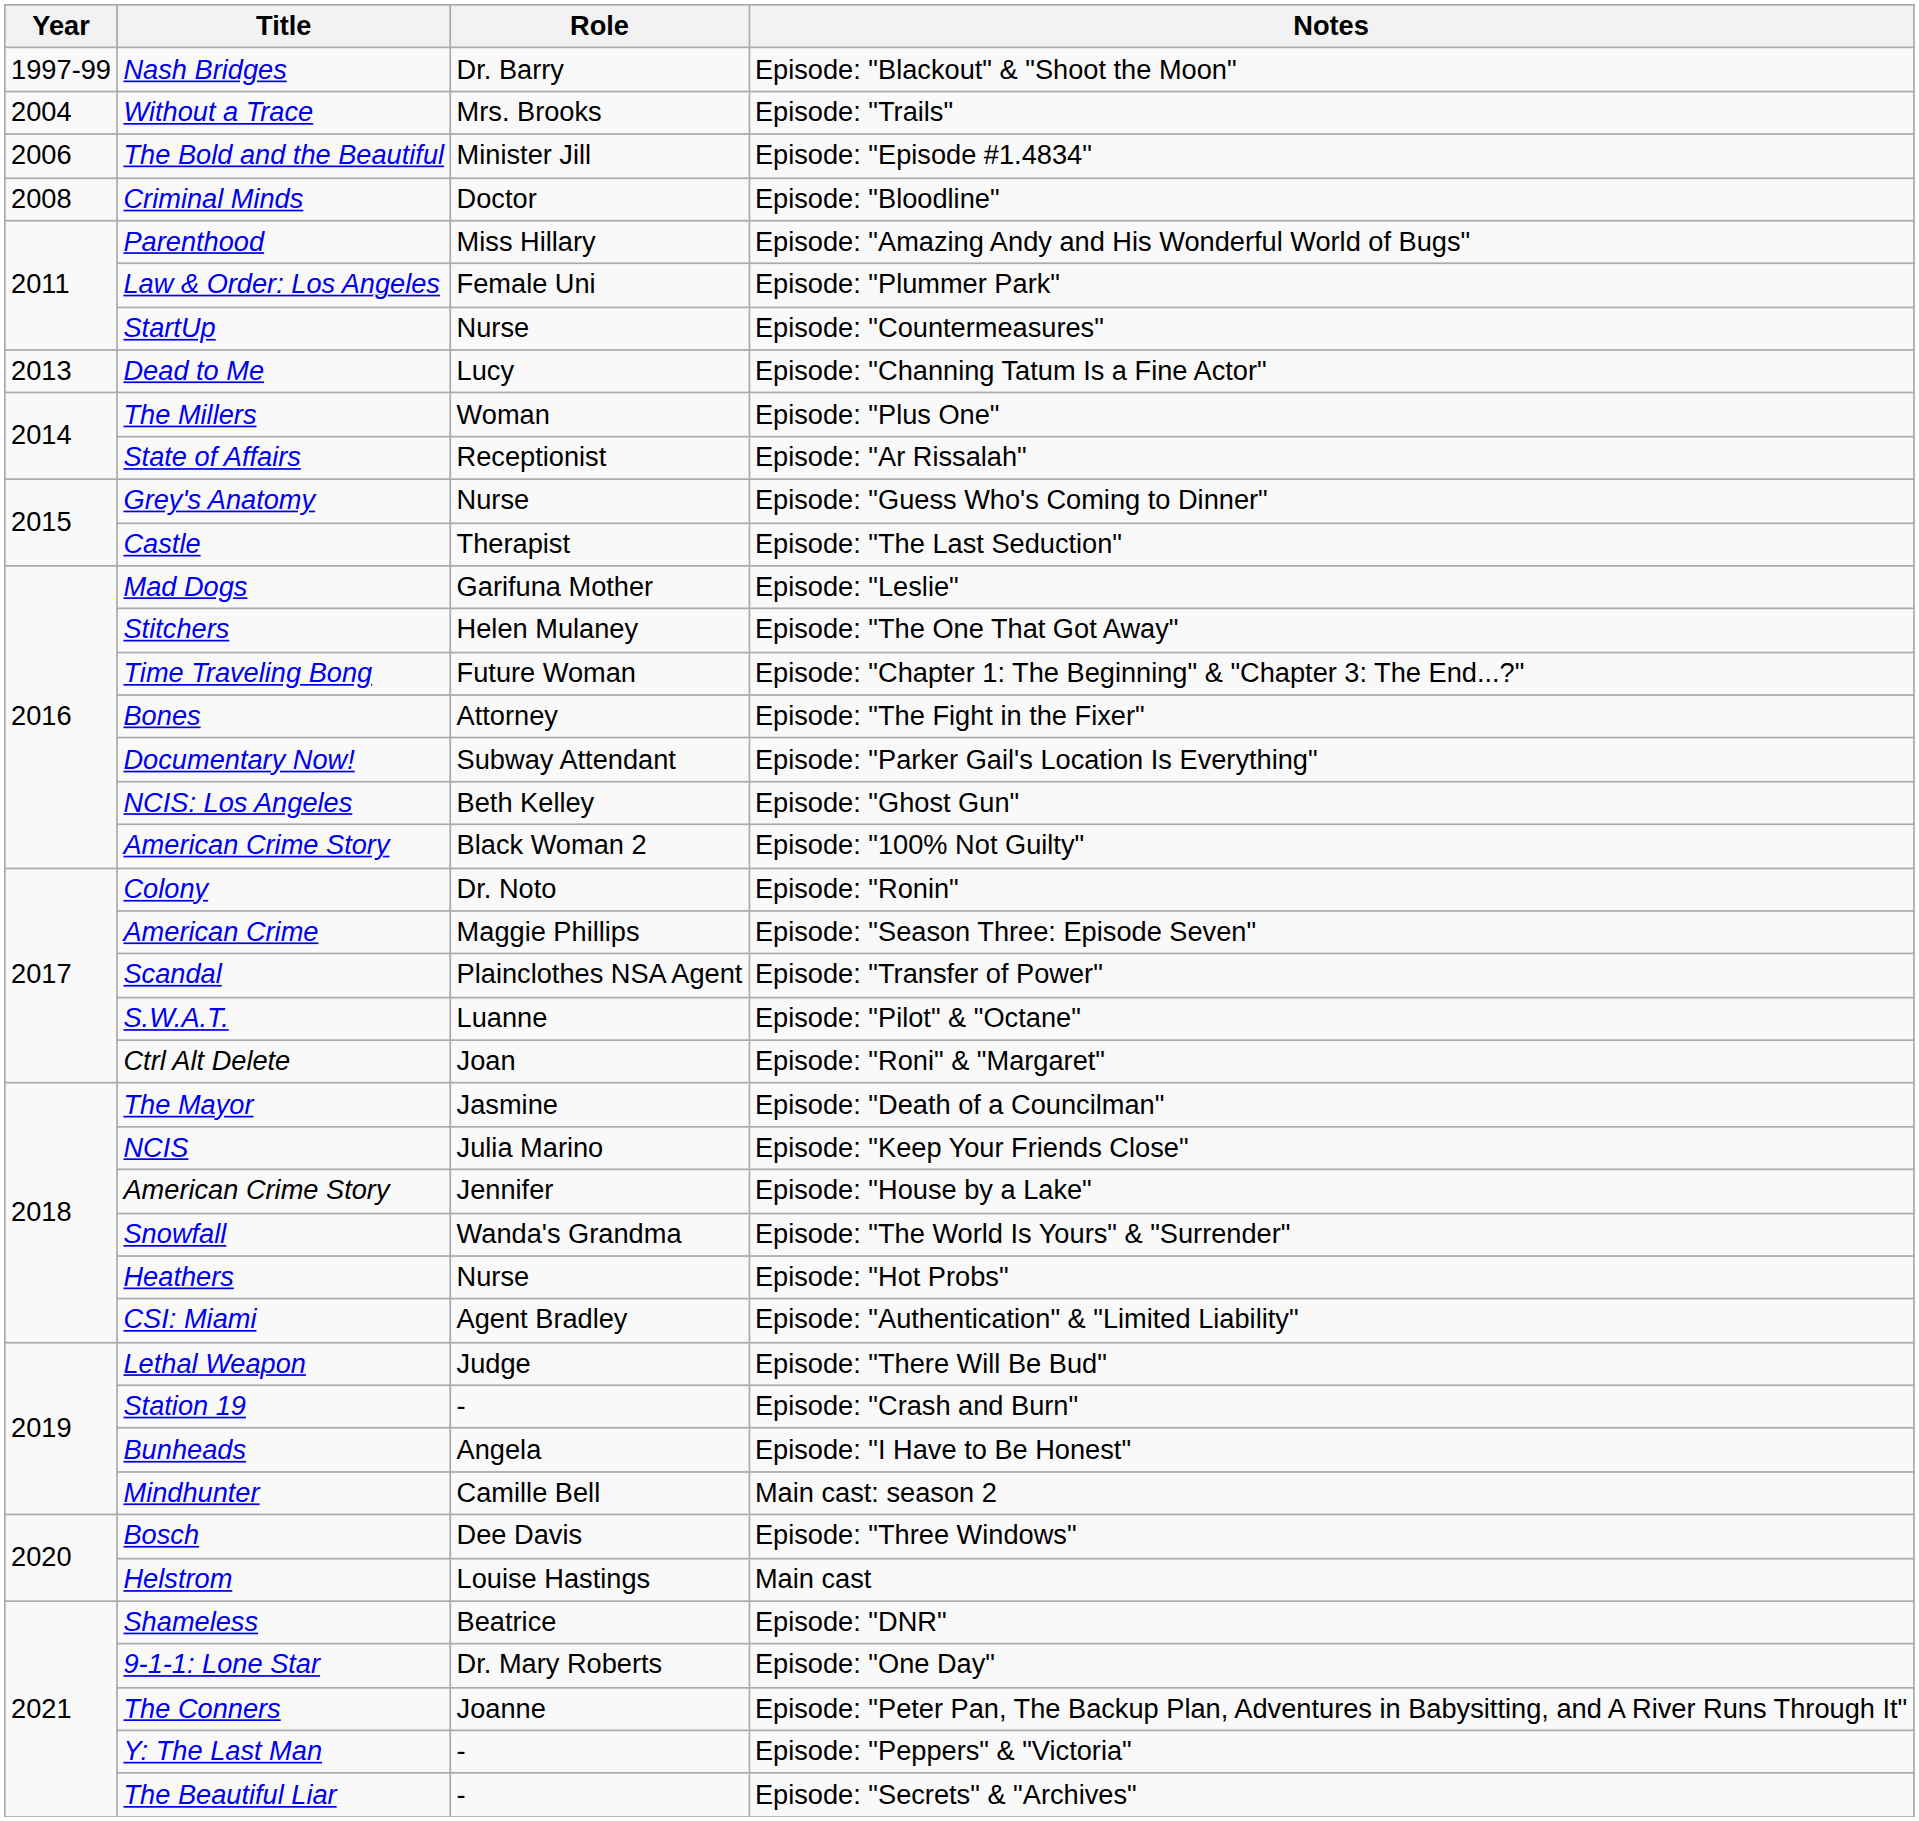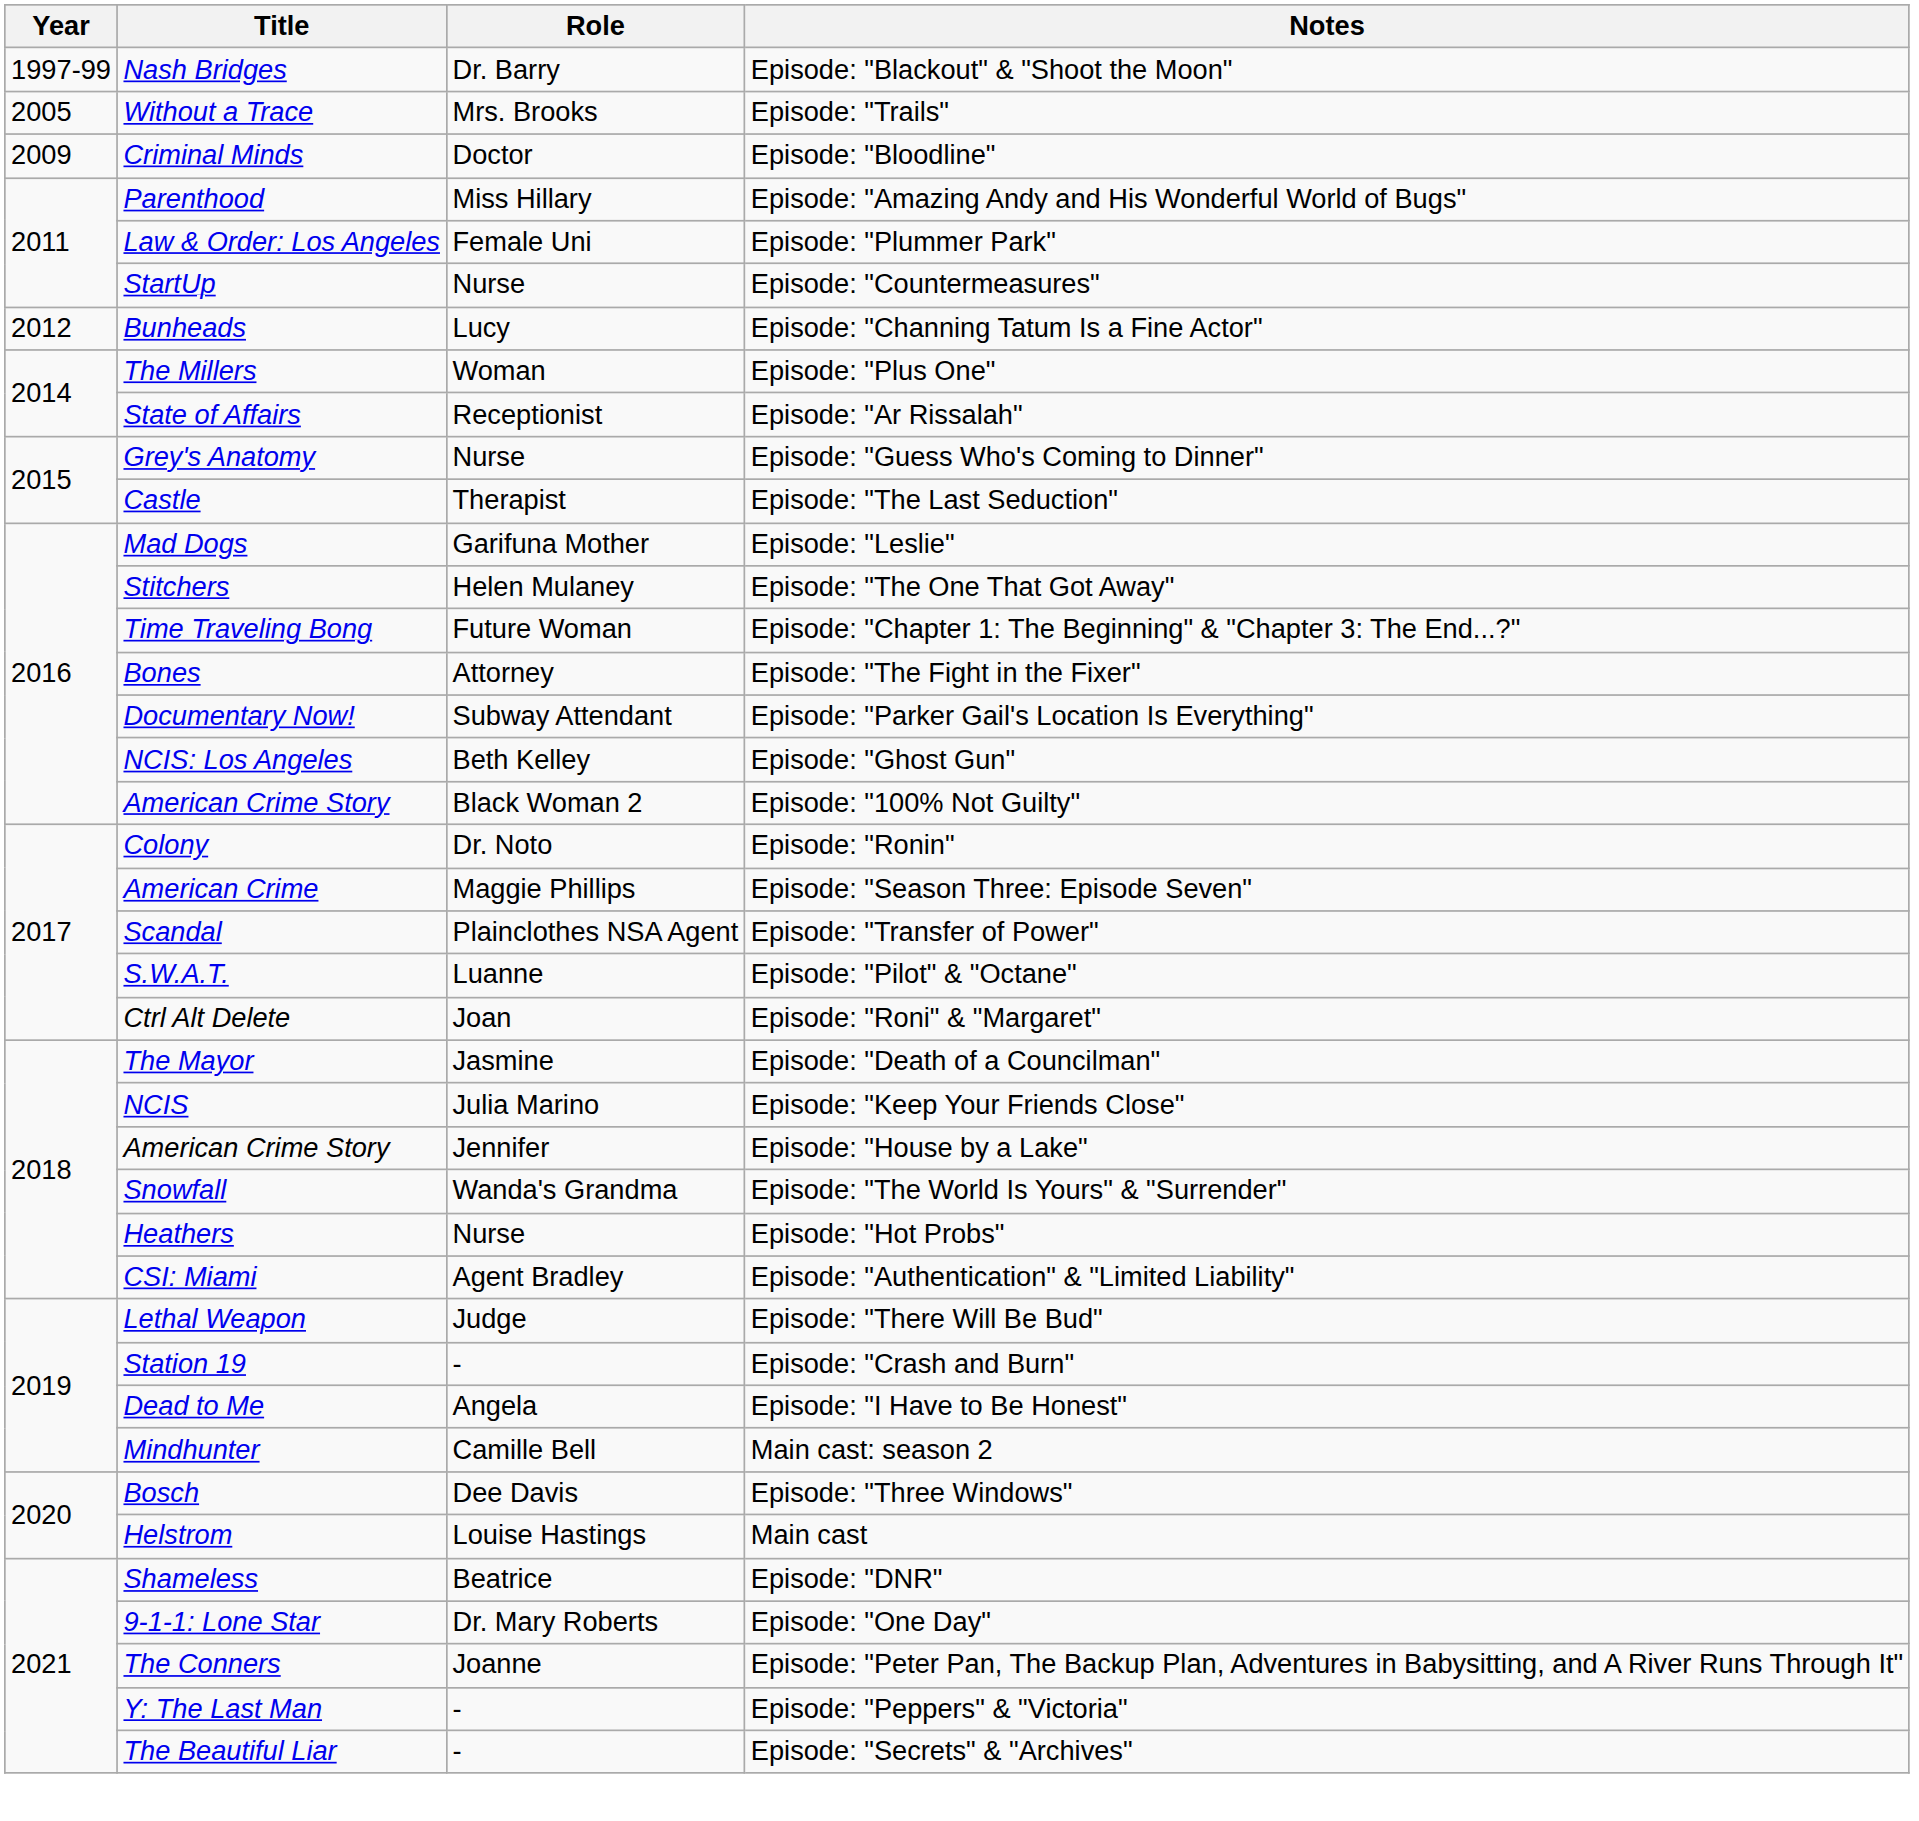(41, 112) 2004 -> (41, 112) 2005
- row: (923, 155)
(41, 198) 2008 -> (41, 155) 2009
(41, 371) 2013 -> (41, 328) 2012
(194, 371) Dead to Me -> (185, 328) Bunheads
(185, 1449) Bunheads -> (194, 1406) Dead to Me
